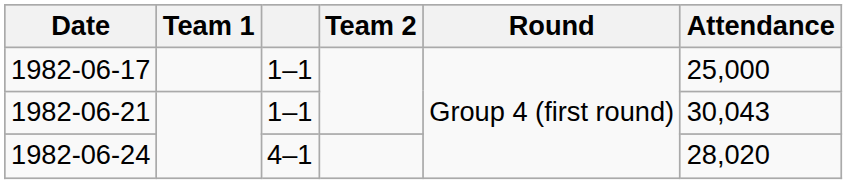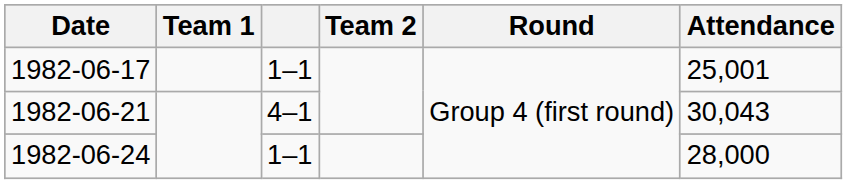(728, 69) 25,000 -> (728, 69) 25,001
(290, 112) 1–1 -> (290, 112) 4–1
(290, 155) 4–1 -> (290, 155) 1–1
(728, 155) 28,020 -> (728, 155) 28,000
